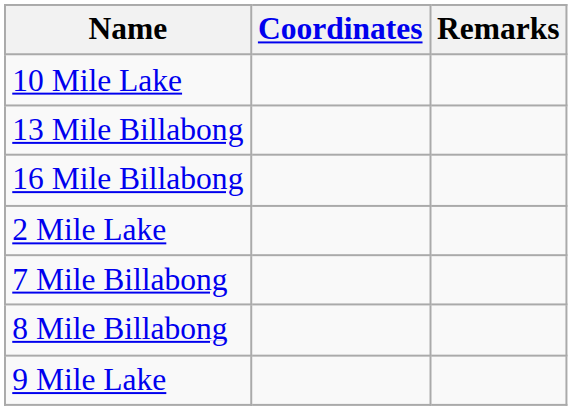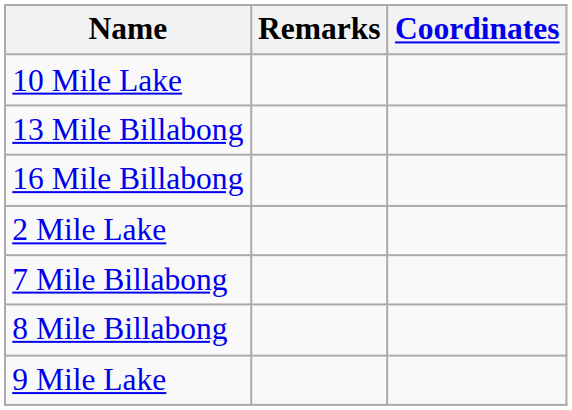columns swapped: (340, 29) <-> (498, 29)
